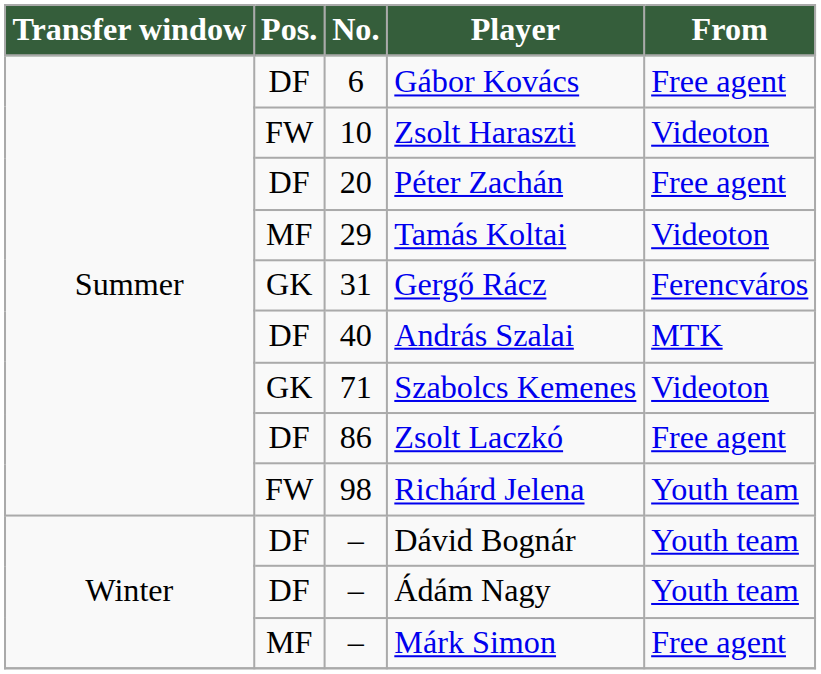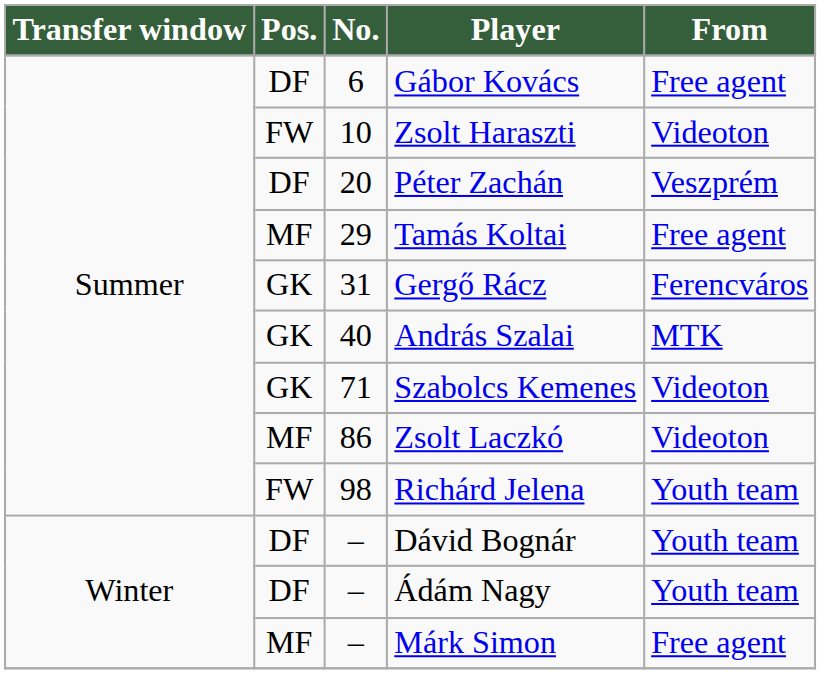(719, 183) Free agent -> (715, 183) Veszprém
(710, 234) Videoton -> (719, 234) Free agent
(289, 336) DF -> (289, 336) GK
(289, 438) DF -> (289, 438) MF
(719, 438) Free agent -> (710, 438) Videoton
